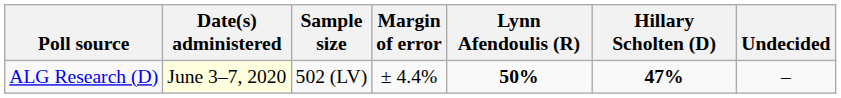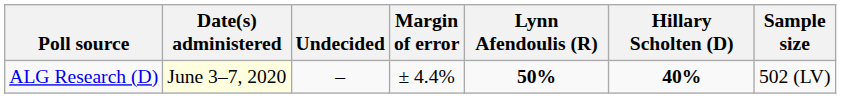columns swapped: (331, 32) <-> (786, 44)
(664, 76) 47% -> (682, 76) 40%
